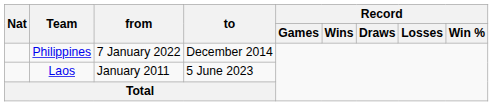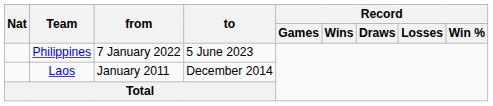(230, 52) December 2014 -> (220, 52) 5 June 2023
(220, 71) 5 June 2023 -> (230, 71) December 2014
